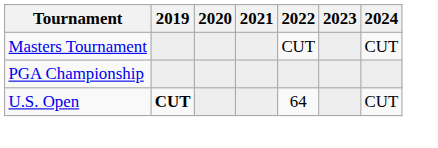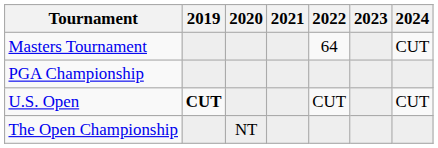(298, 46) CUT -> (329, 46) 64
(298, 102) 64 -> (329, 102) CUT
+ row: (93, 129)
